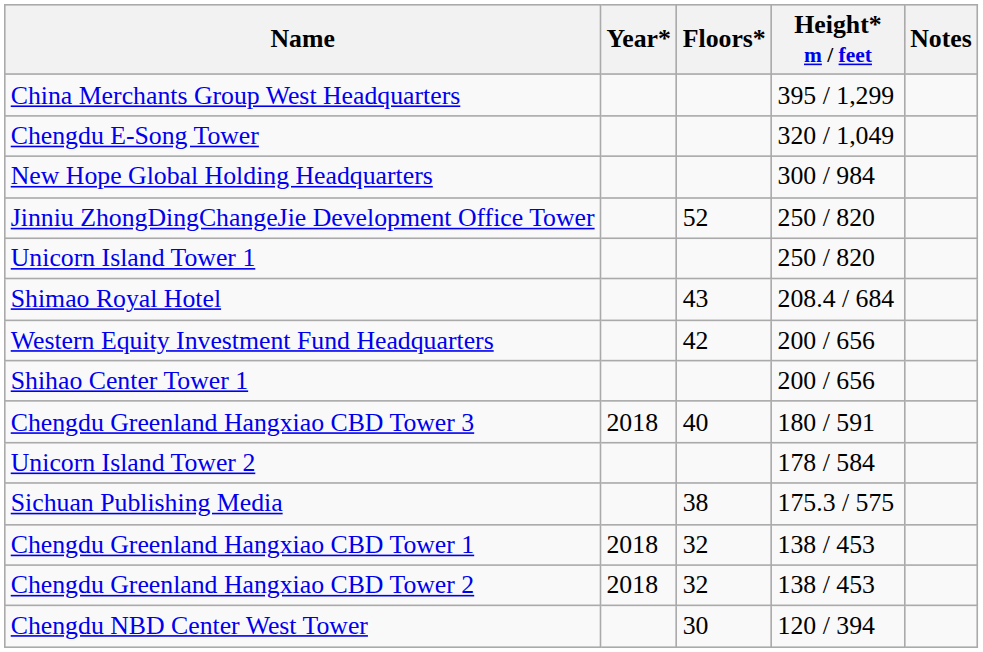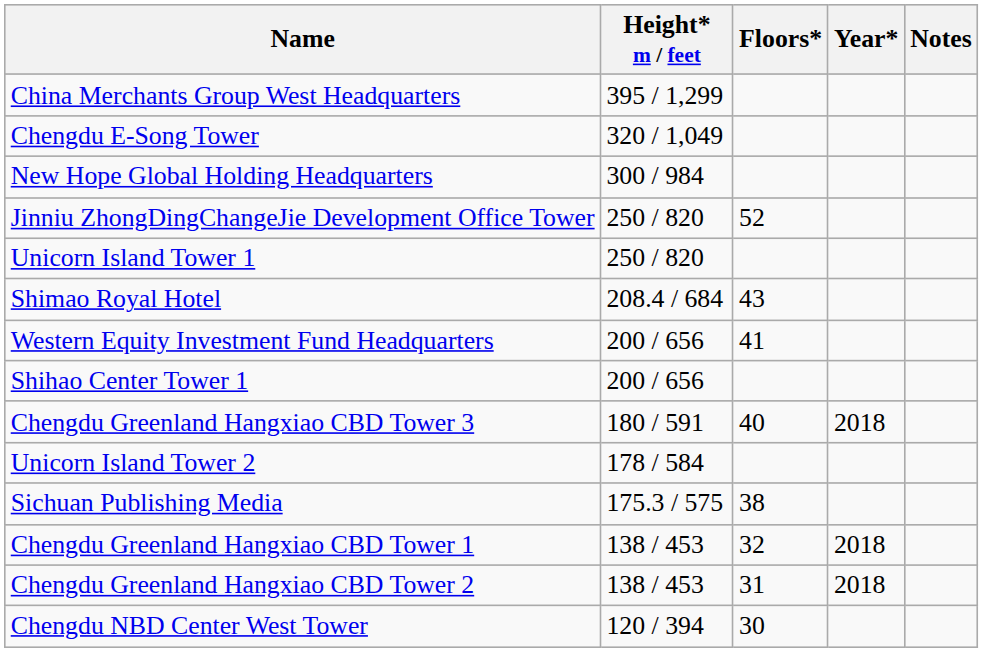columns swapped: (838, 39) <-> (639, 39)
(696, 339) 42 -> (752, 339) 41
(696, 585) 32 -> (752, 585) 31
